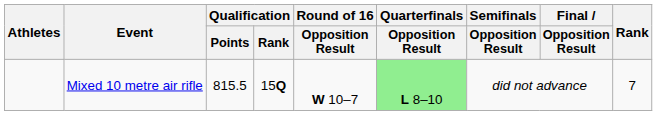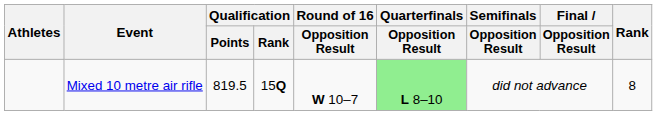(230, 85) 815.5 -> (230, 85) 819.5
(632, 85) 7 -> (632, 85) 8
